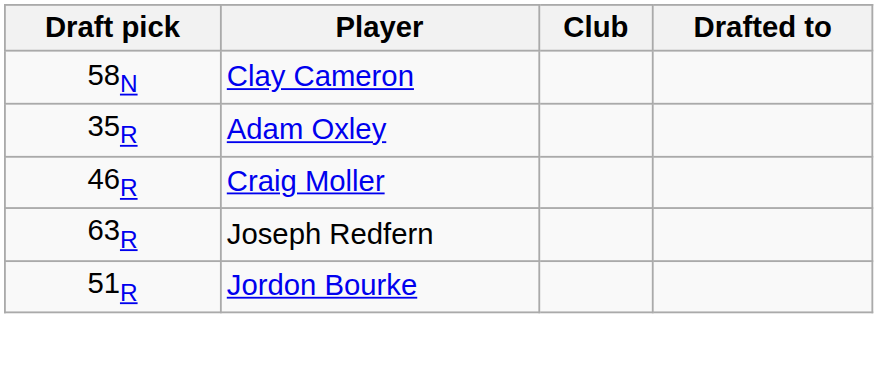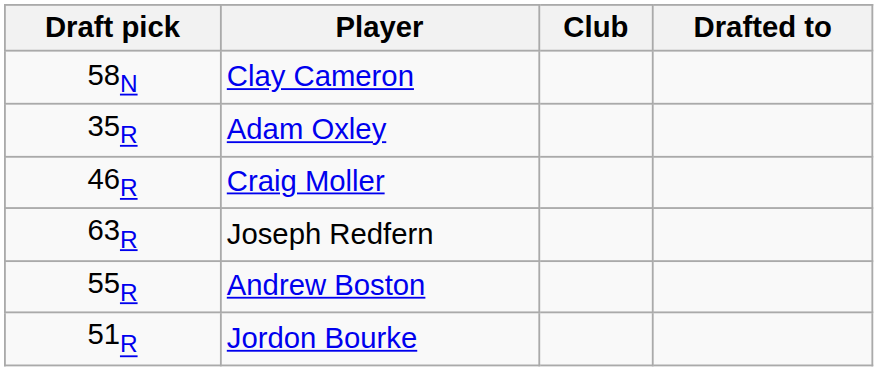+ row: (326, 286)
